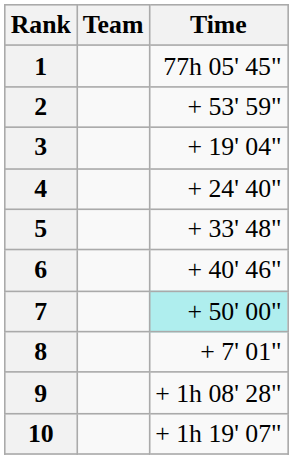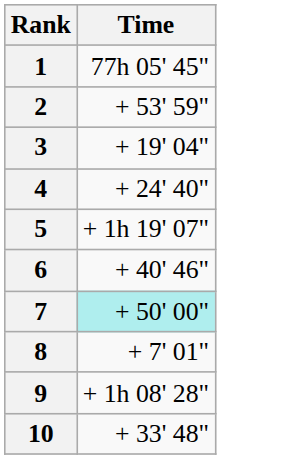- column: (113, 24)
(234, 229) + 33' 48" -> (146, 229) + 1h 19' 07"
(218, 433) + 1h 19' 07" -> (162, 433) + 33' 48"
